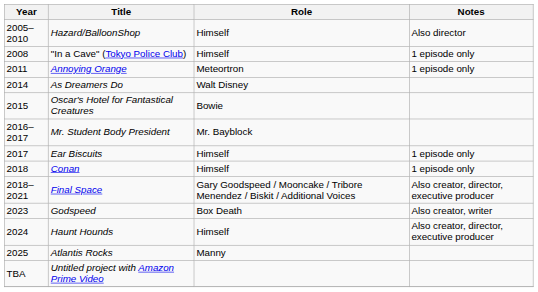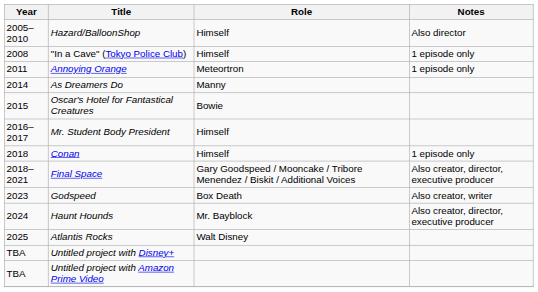(222, 85) Walt Disney -> (211, 85) Manny
(224, 132) Mr. Bayblock -> (213, 132) Himself
- row: (76, 153)
(213, 231) Himself -> (224, 216) Mr. Bayblock
(211, 252) Manny -> (222, 237) Walt Disney
+ row: (112, 252)
